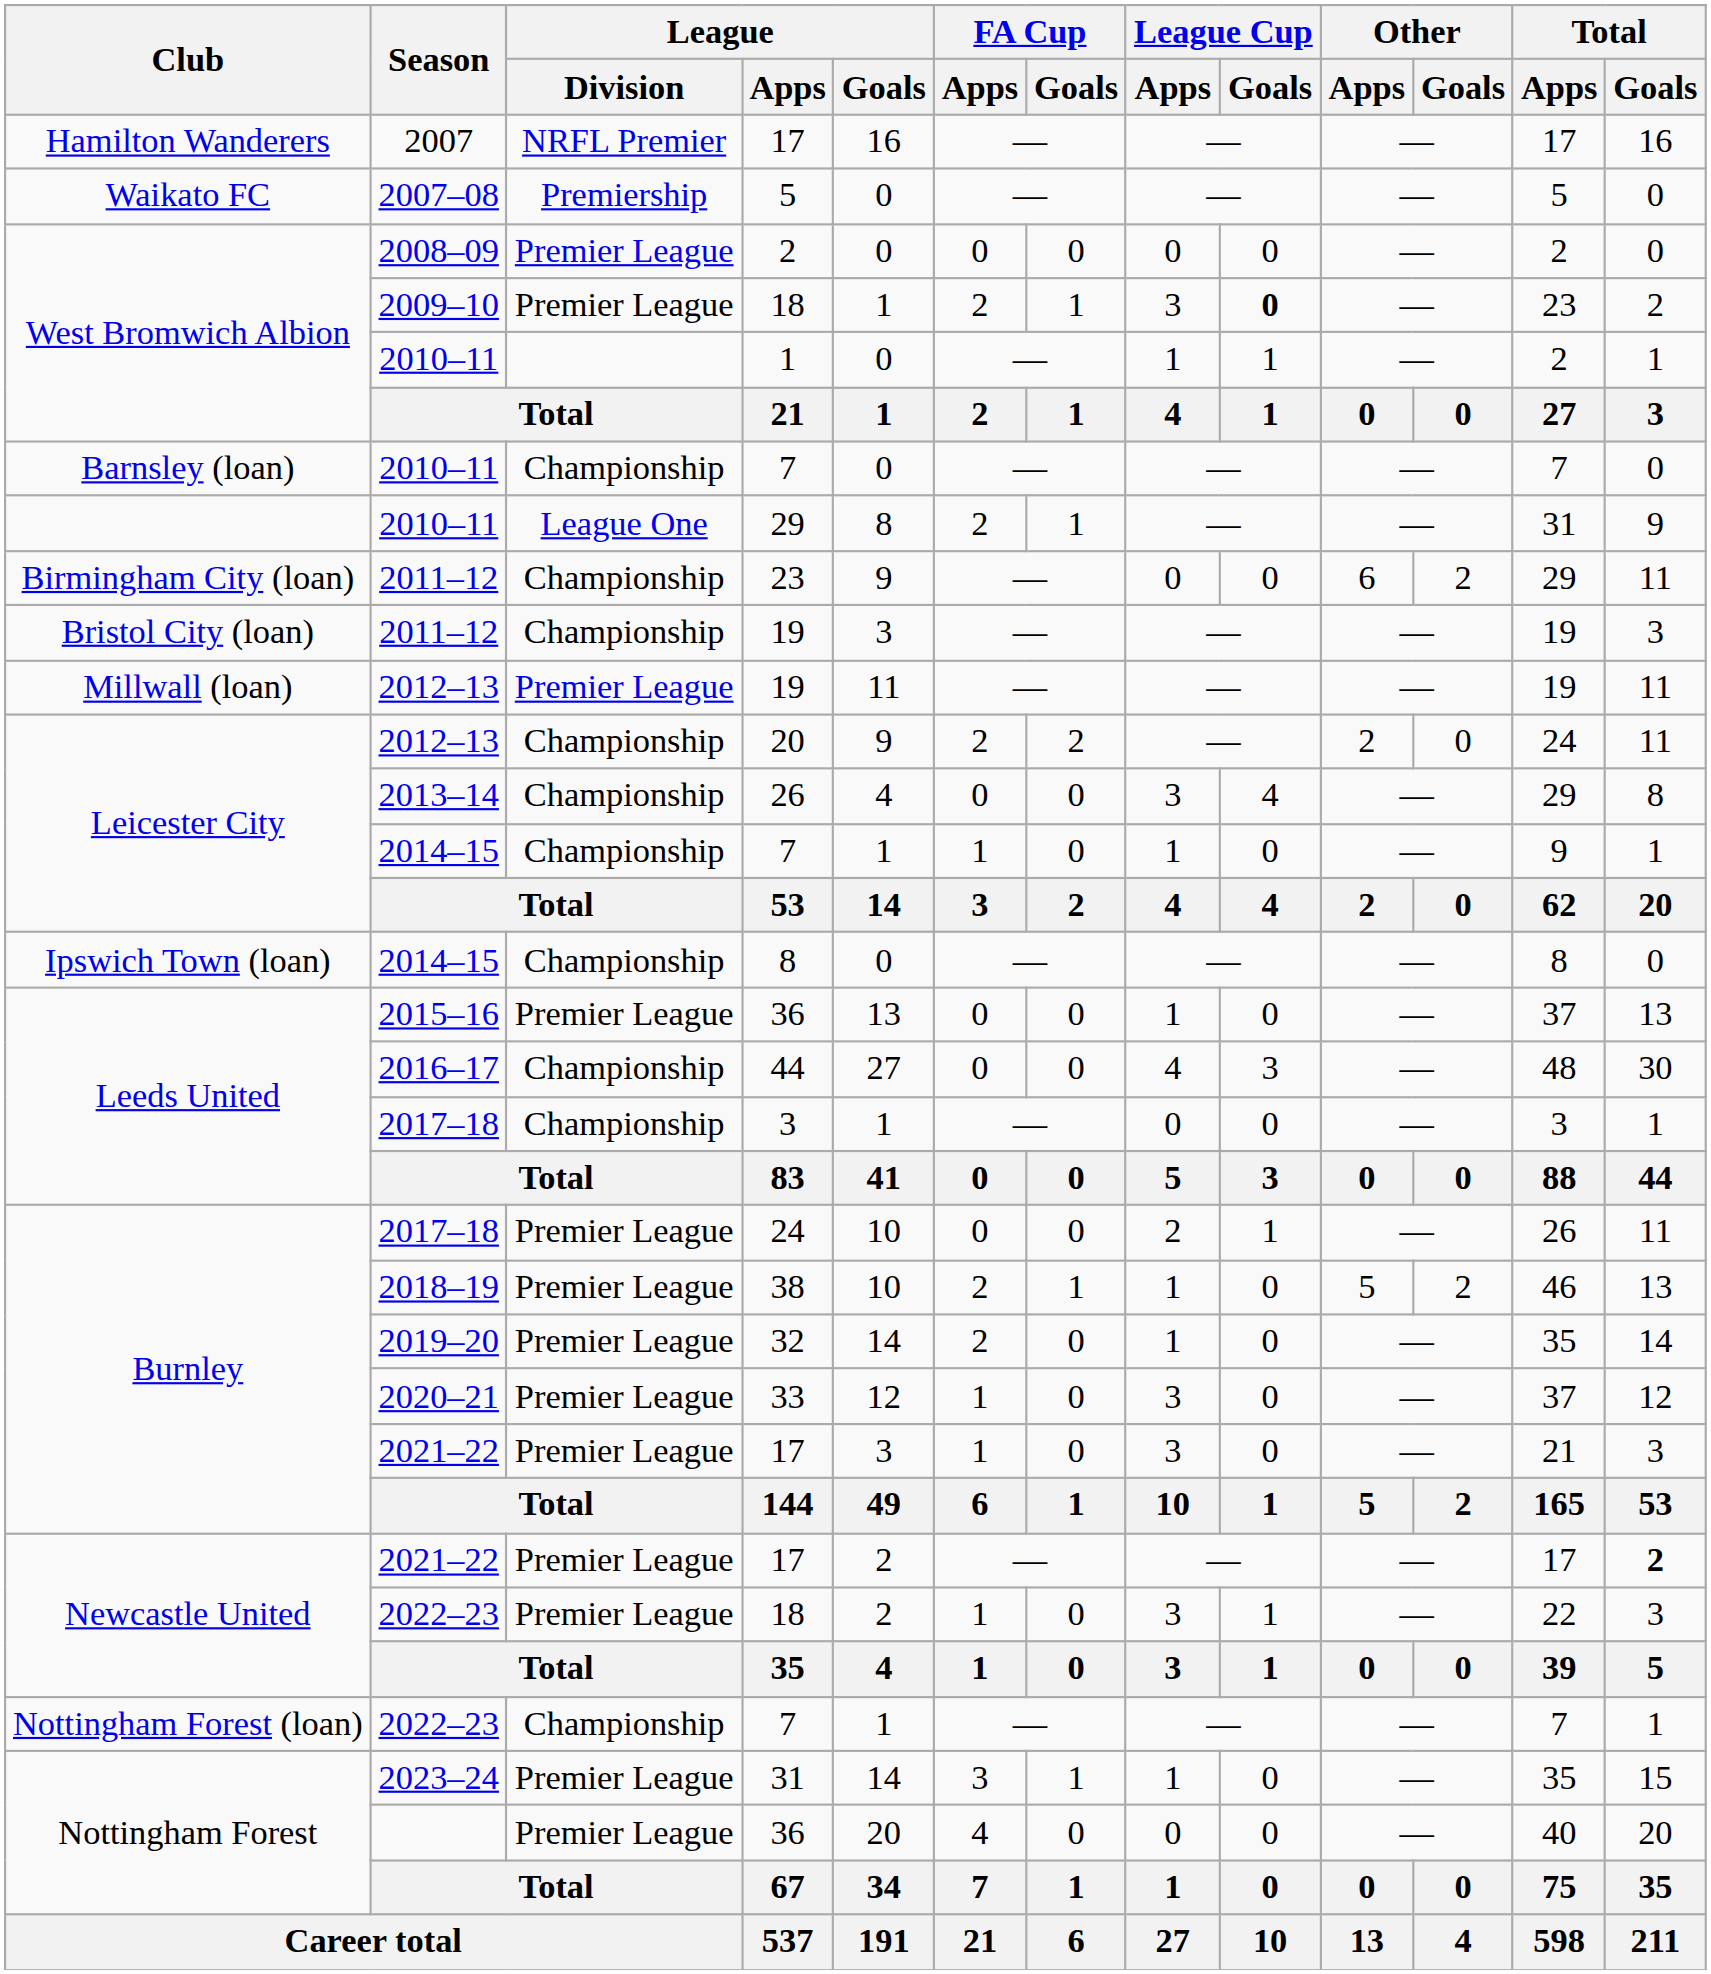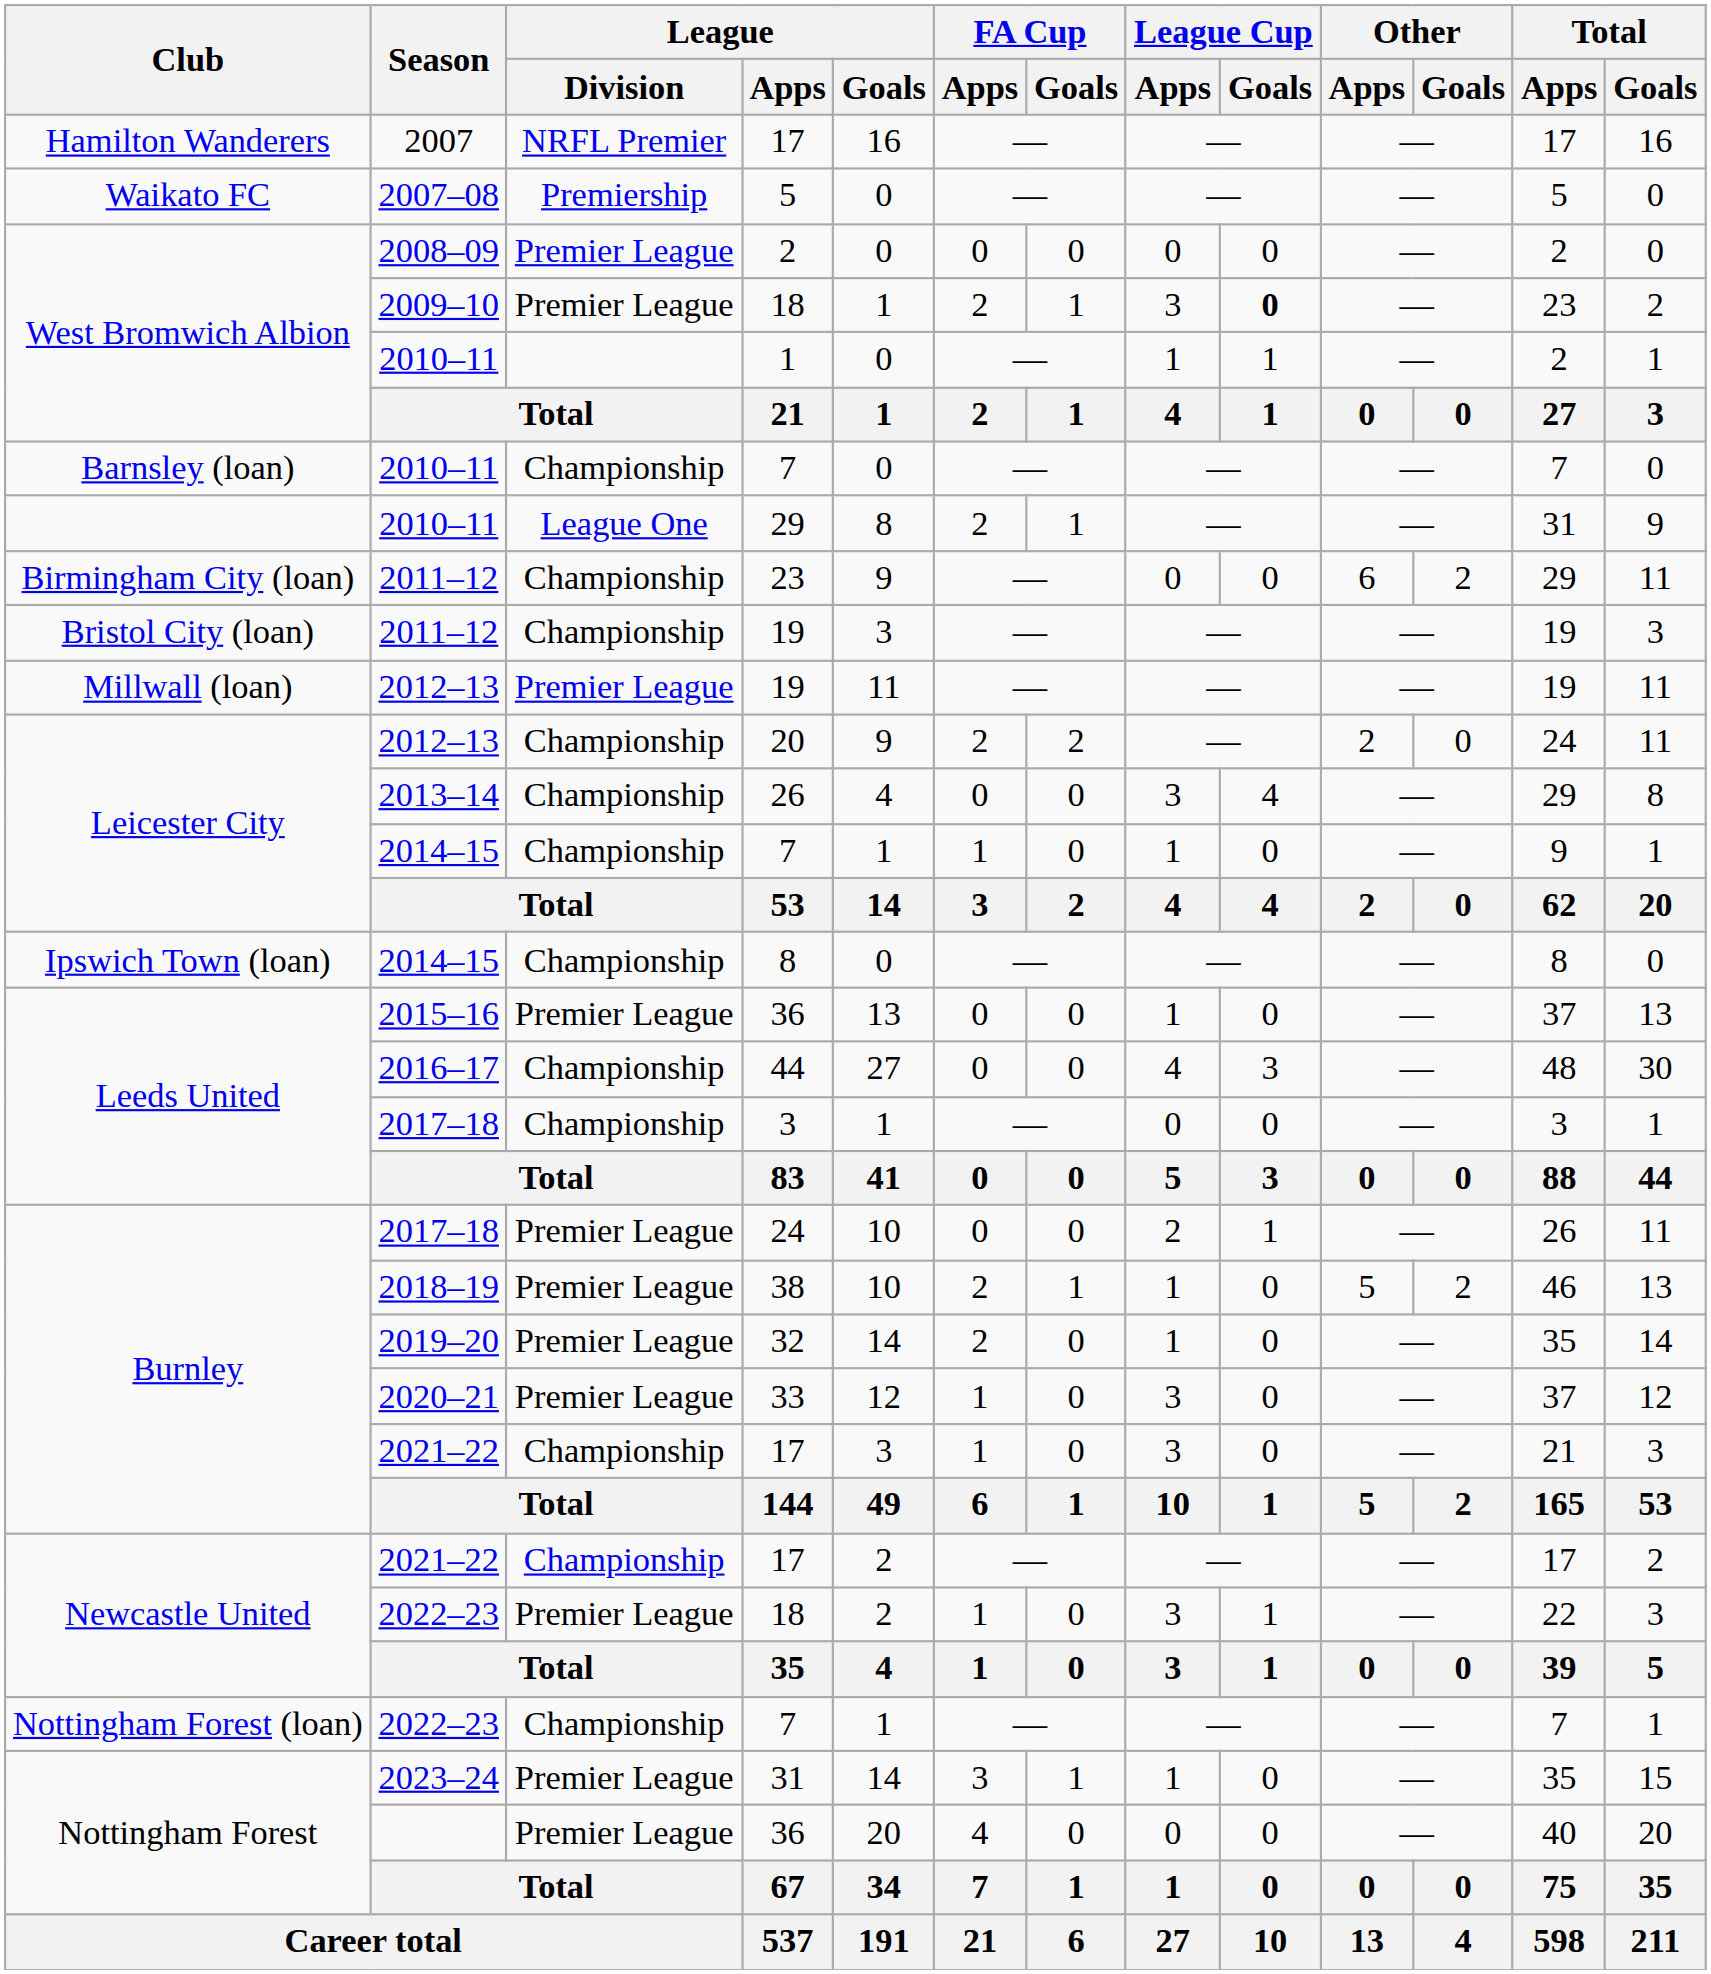(624, 1450) Premier League -> (624, 1450) Championship
(624, 1559) Premier League -> (624, 1559) Championship
(1655, 1559) bold -> (1655, 1559) normal
